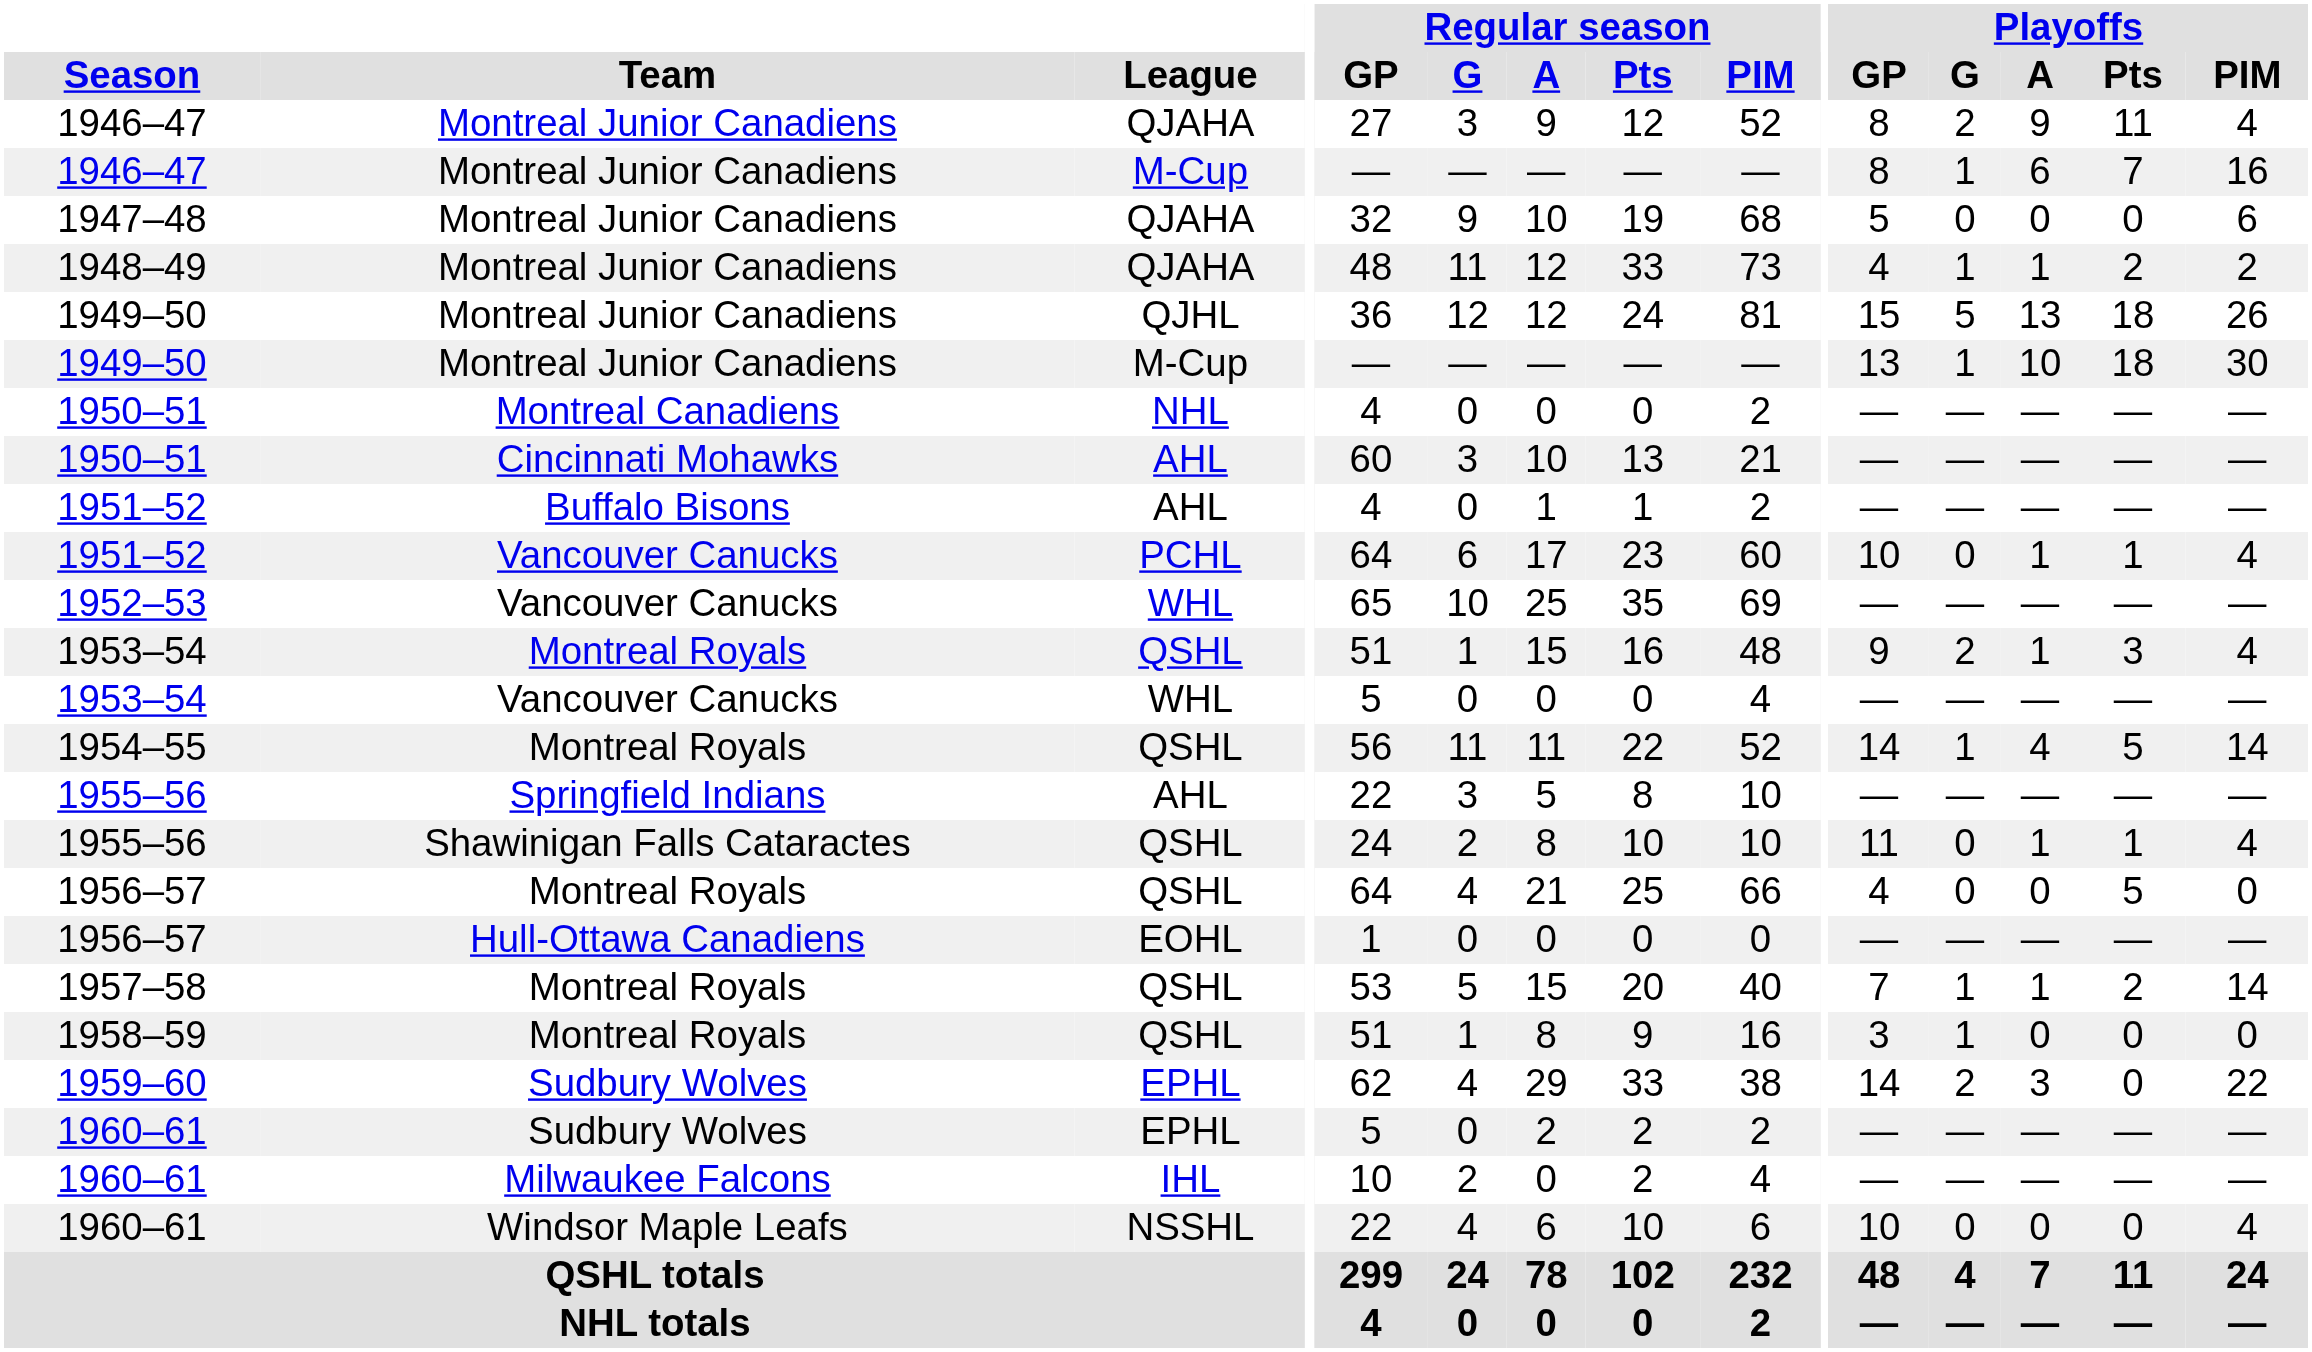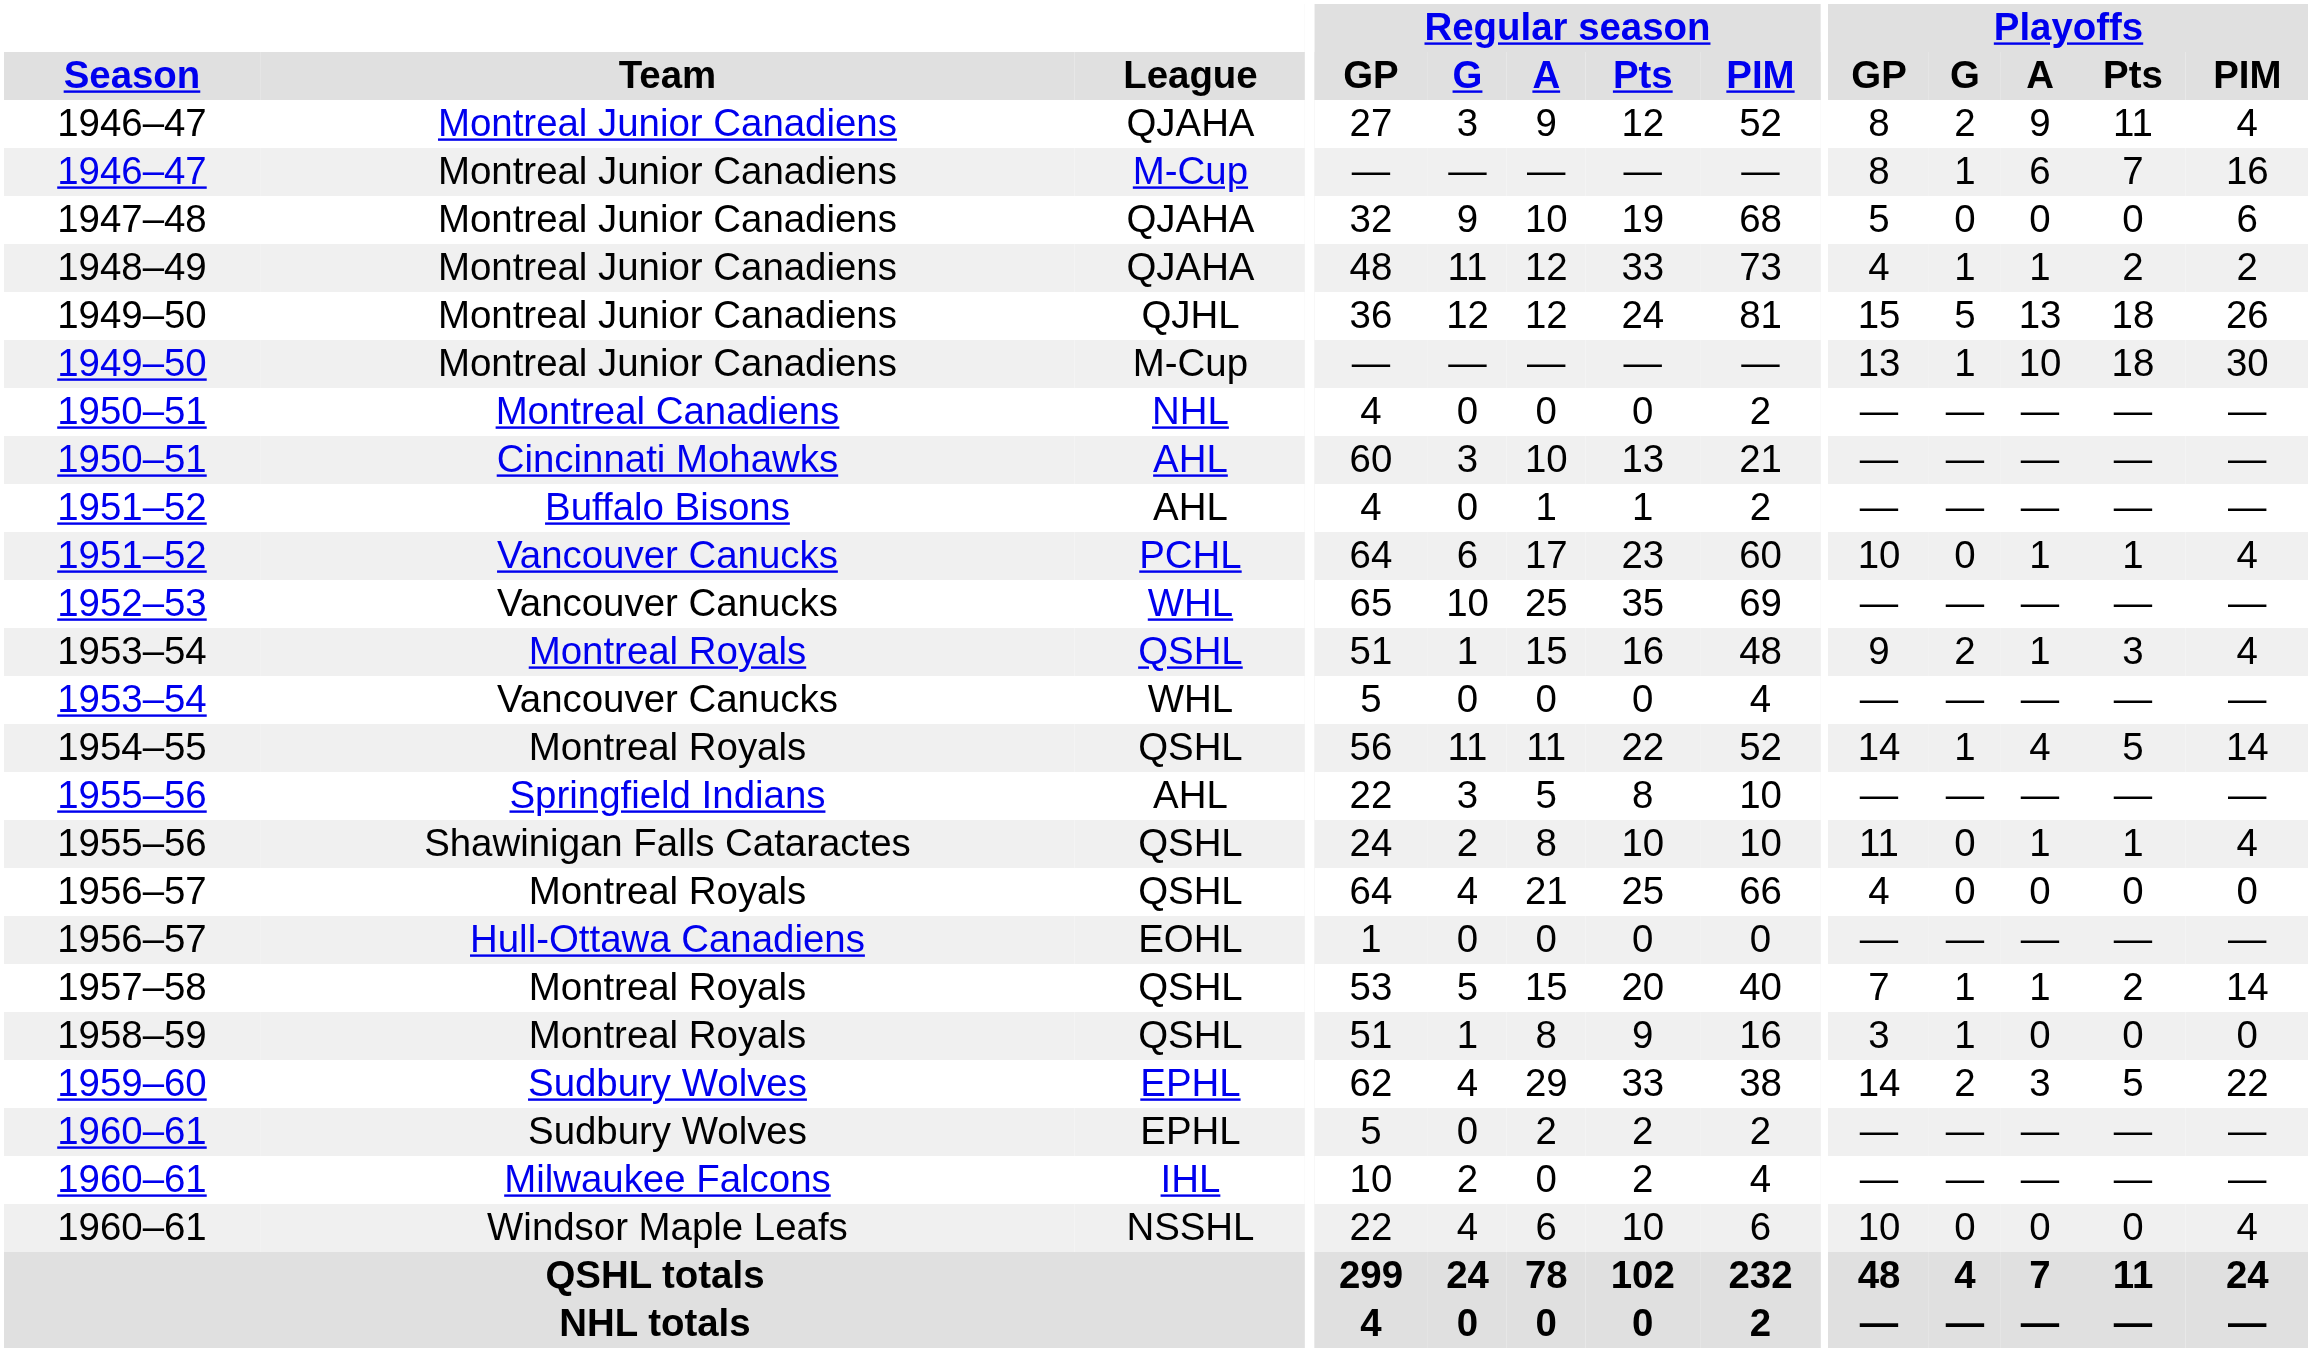(2133, 891) 5 -> (2133, 891) 0
(2133, 1083) 0 -> (2133, 1083) 5
